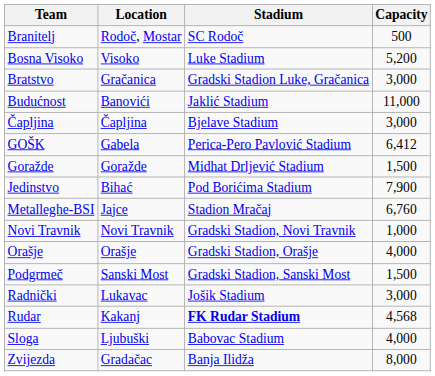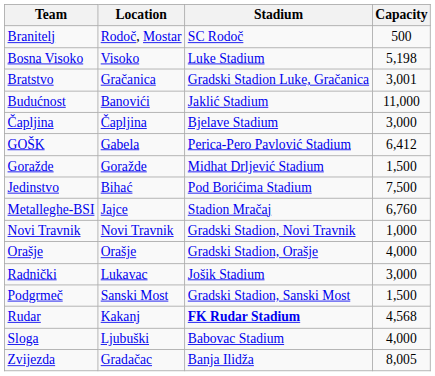(401, 58) 5,200 -> (401, 58) 5,198
(401, 79) 3,000 -> (401, 79) 3,001
(401, 187) 7,900 -> (401, 187) 7,500
rows swapped: (35, 274) <-> (32, 295)
(401, 360) 8,000 -> (401, 360) 8,005
